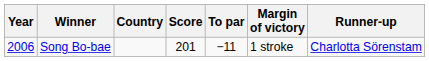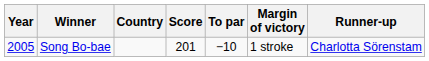(21, 47) 2006 -> (21, 47) 2005
(226, 47) −11 -> (226, 47) −10
